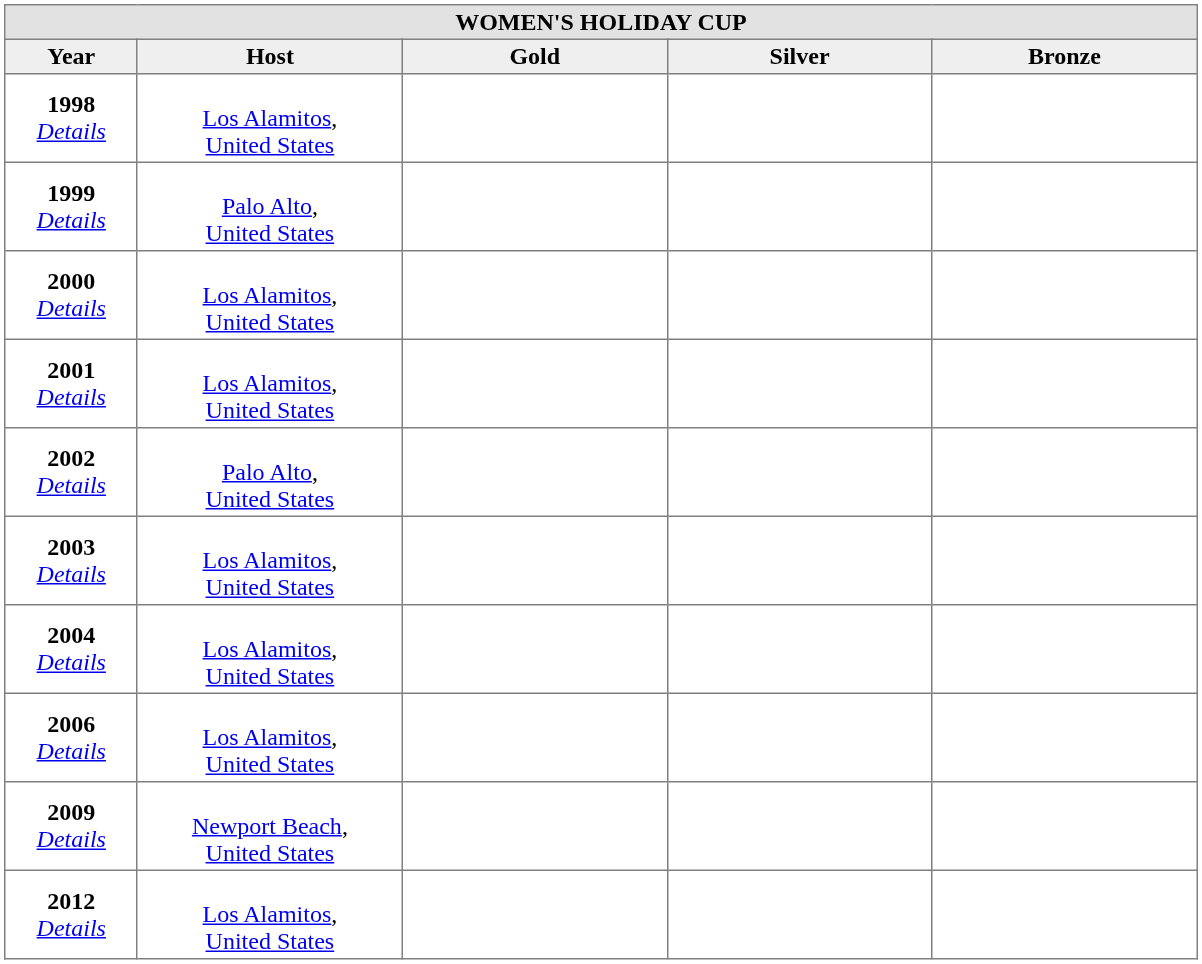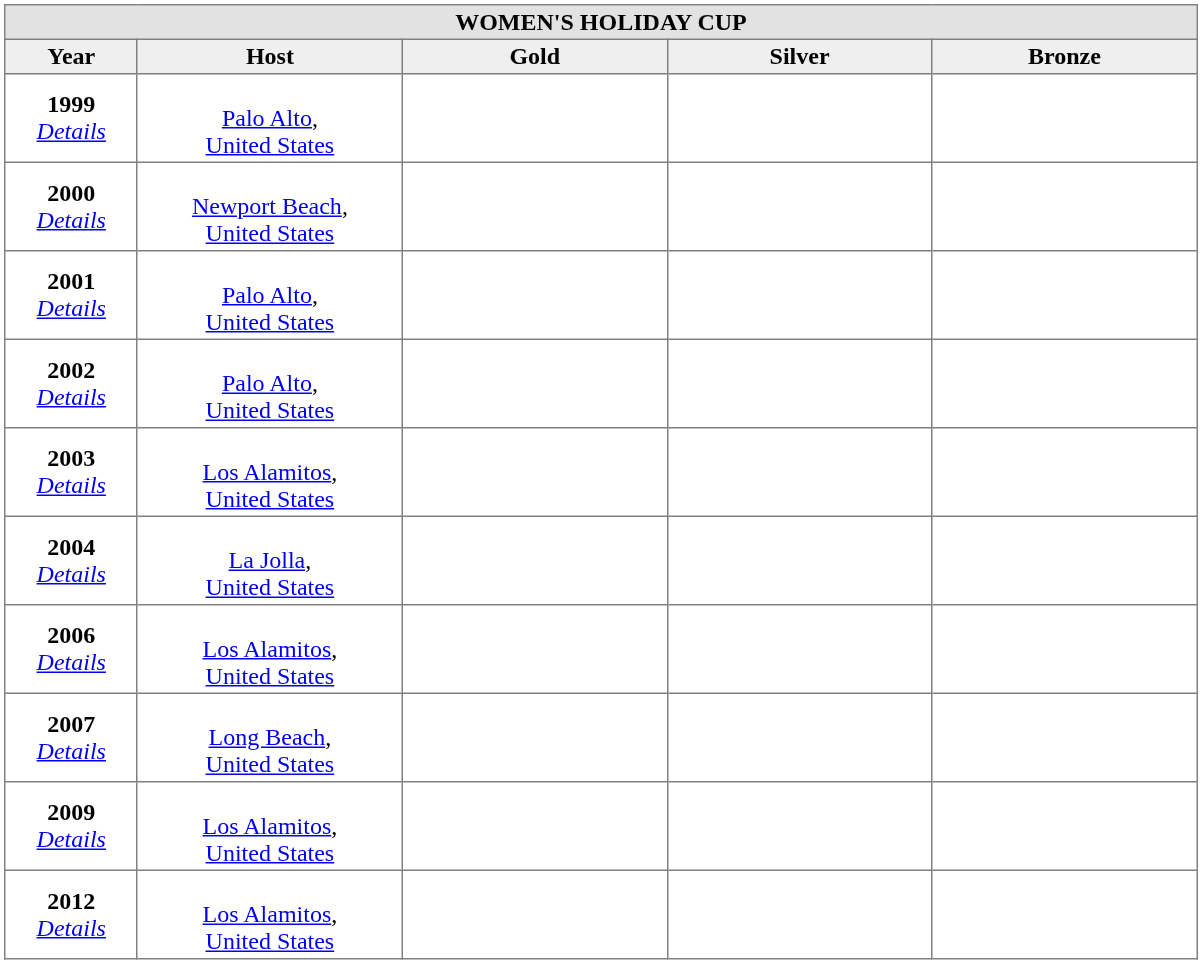- row: (71, 117)
(270, 308) Los Alamitos, United States -> (270, 219) Newport Beach, United States
(270, 396) Los Alamitos, United States -> (270, 308) Palo Alto, United States
(270, 662) Los Alamitos, United States -> (270, 573) La Jolla, United States
+ row: (71, 737)
(270, 839) Newport Beach, United States -> (270, 839) Los Alamitos, United States
